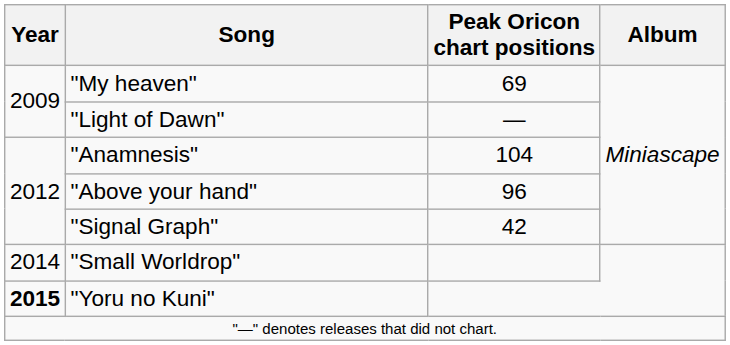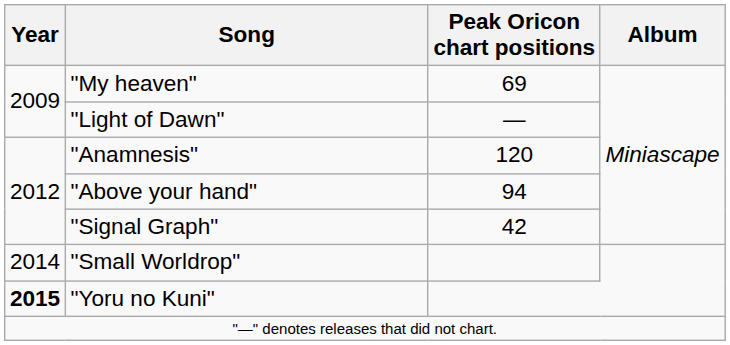(514, 155) 104 -> (514, 155) 120
(514, 190) 96 -> (514, 190) 94
